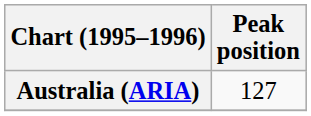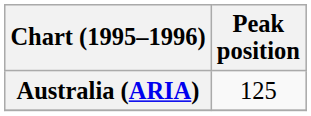(258, 90) 127 -> (258, 90) 125
